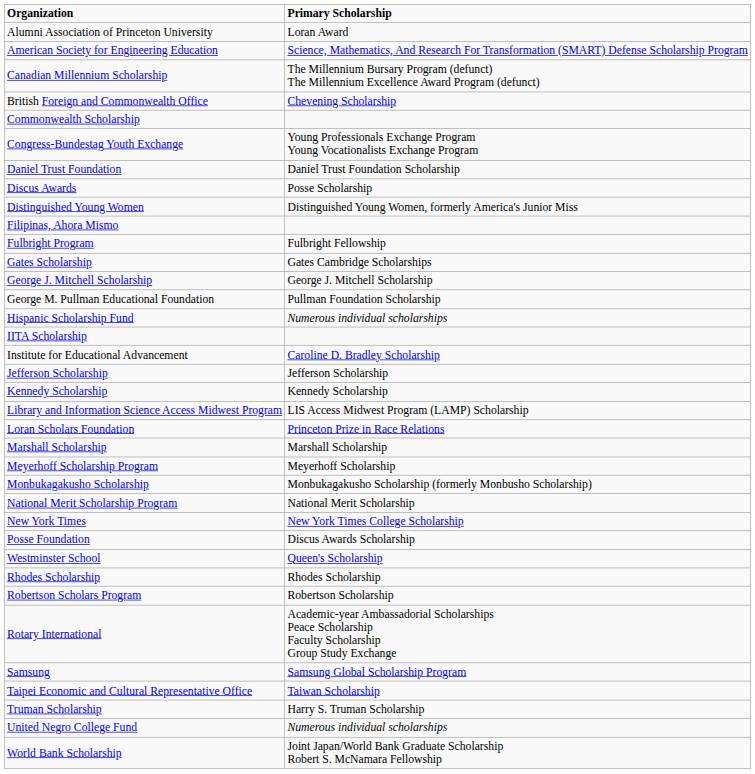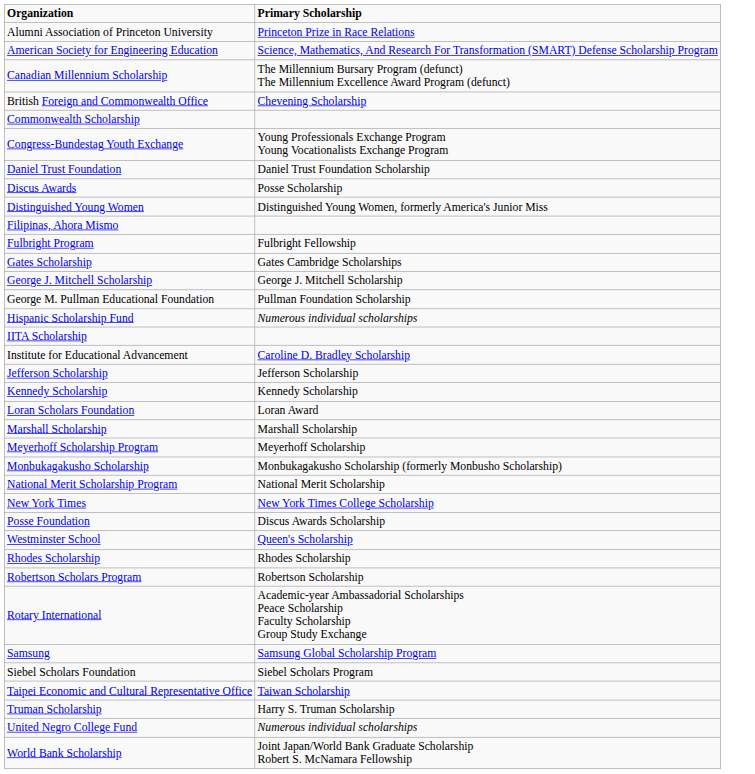(318, 32) Loran Award -> (336, 32) Princeton Prize in Race Relations
- row: (145, 410)
(366, 429) Princeton Prize in Race Relations -> (288, 410) Loran Award
+ row: (71, 672)
